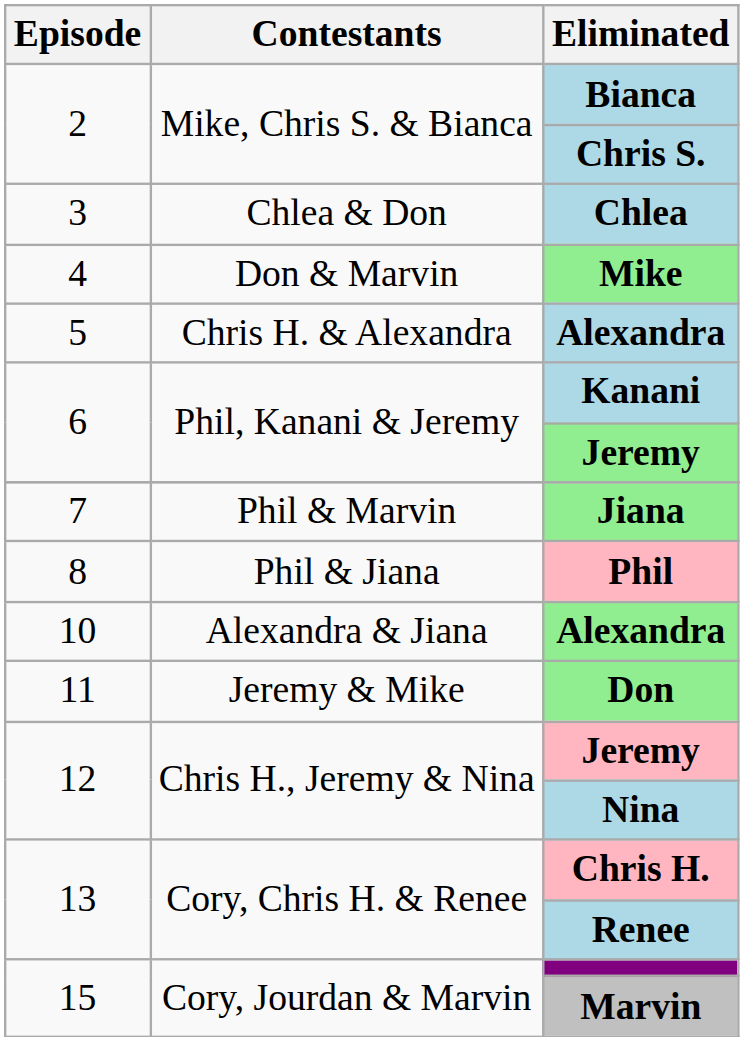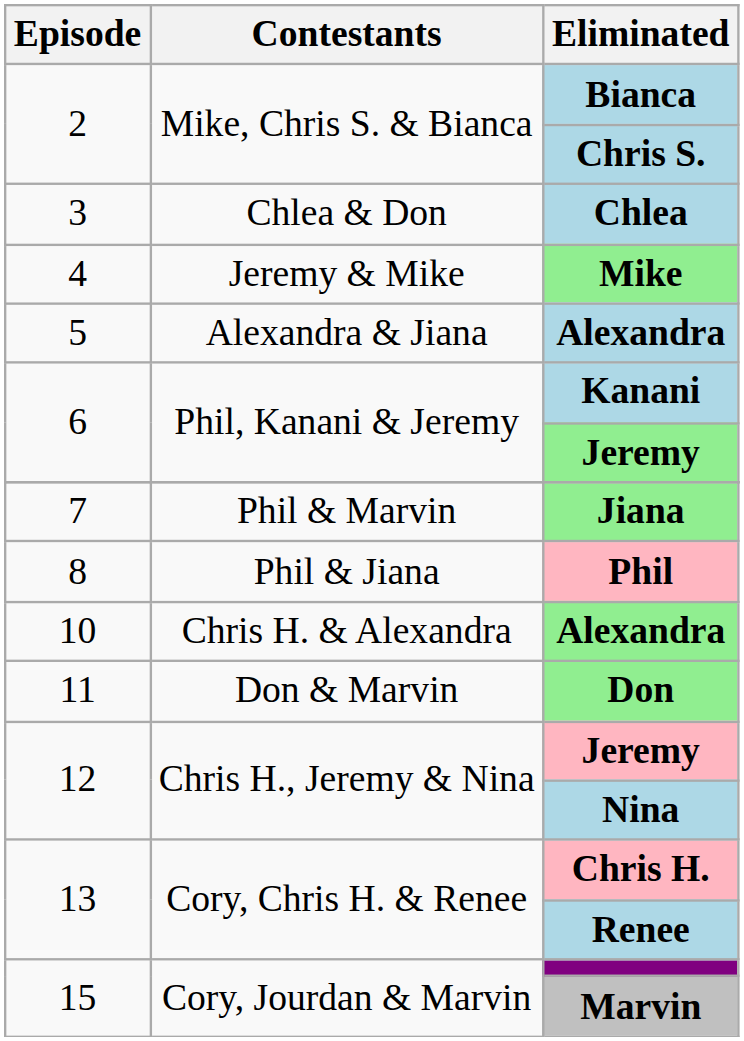(347, 272) Don & Marvin -> (347, 272) Jeremy & Mike
(347, 332) Chris H. & Alexandra -> (347, 332) Alexandra & Jiana
(347, 630) Alexandra & Jiana -> (347, 630) Chris H. & Alexandra
(347, 690) Jeremy & Mike -> (347, 690) Don & Marvin
